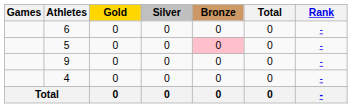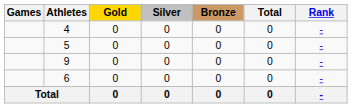rows swapped: (67, 78) <-> (67, 29)
(218, 46) pink background -> (218, 46) no background
